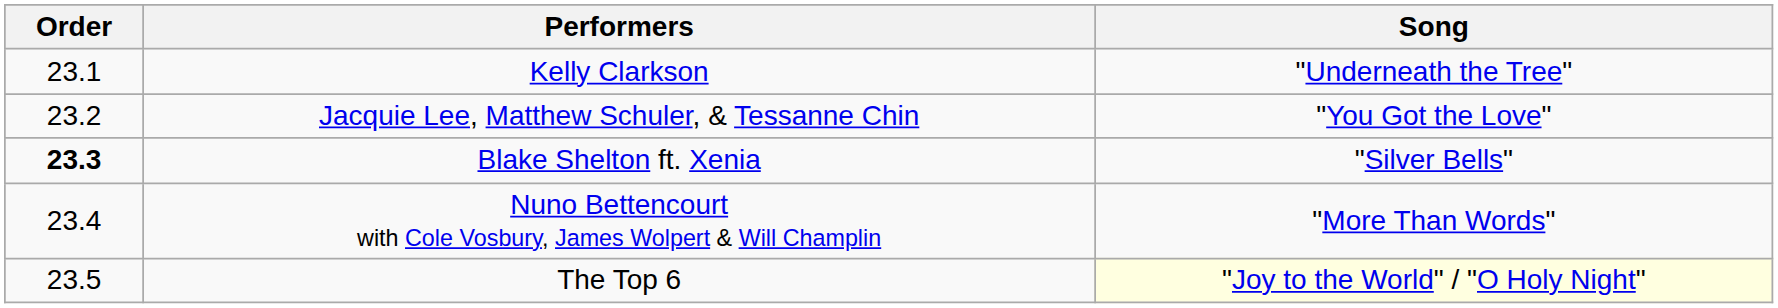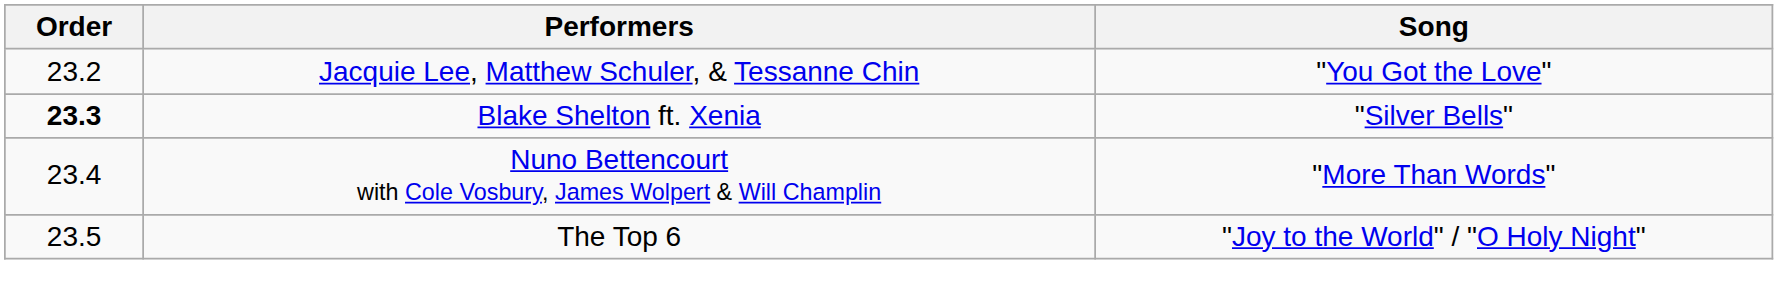- row: (619, 71)
(1434, 280) lightyellow background -> (1434, 235) no background
